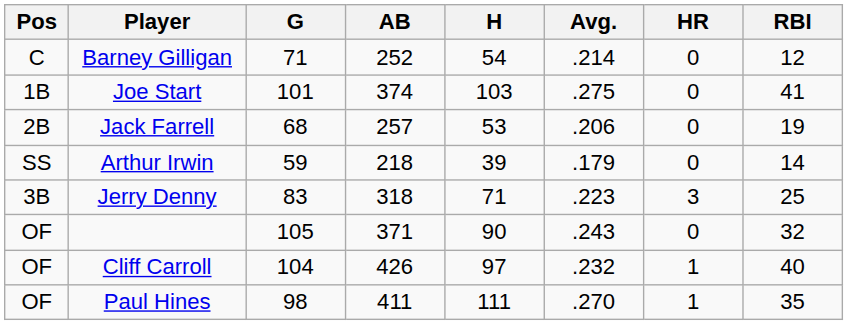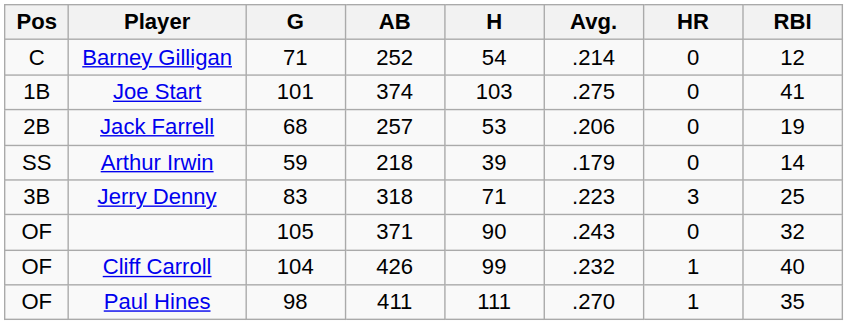(494, 267) 97 -> (494, 267) 99
